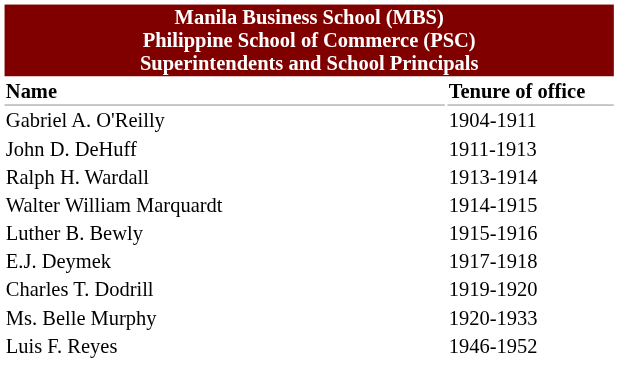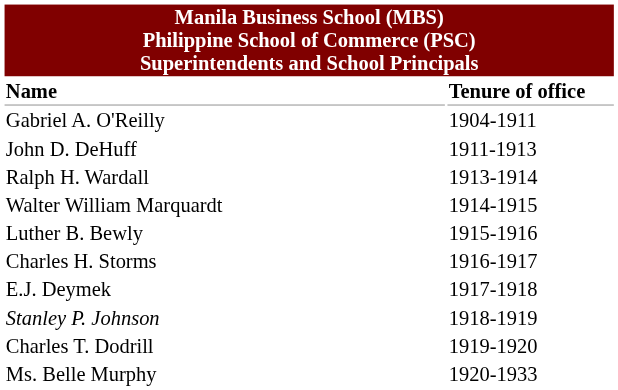+ row: (81, 261)
+ row: (83, 318)
- row: (62, 346)
